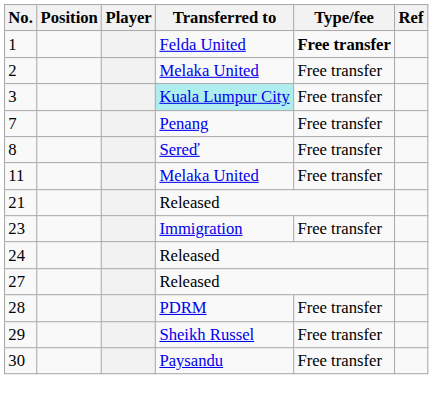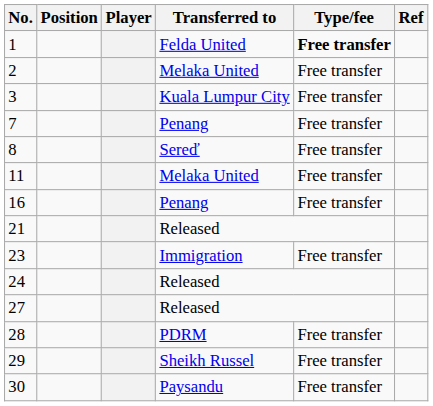(225, 96) paleturquoise background -> (225, 96) no background
+ row: (17, 202)
